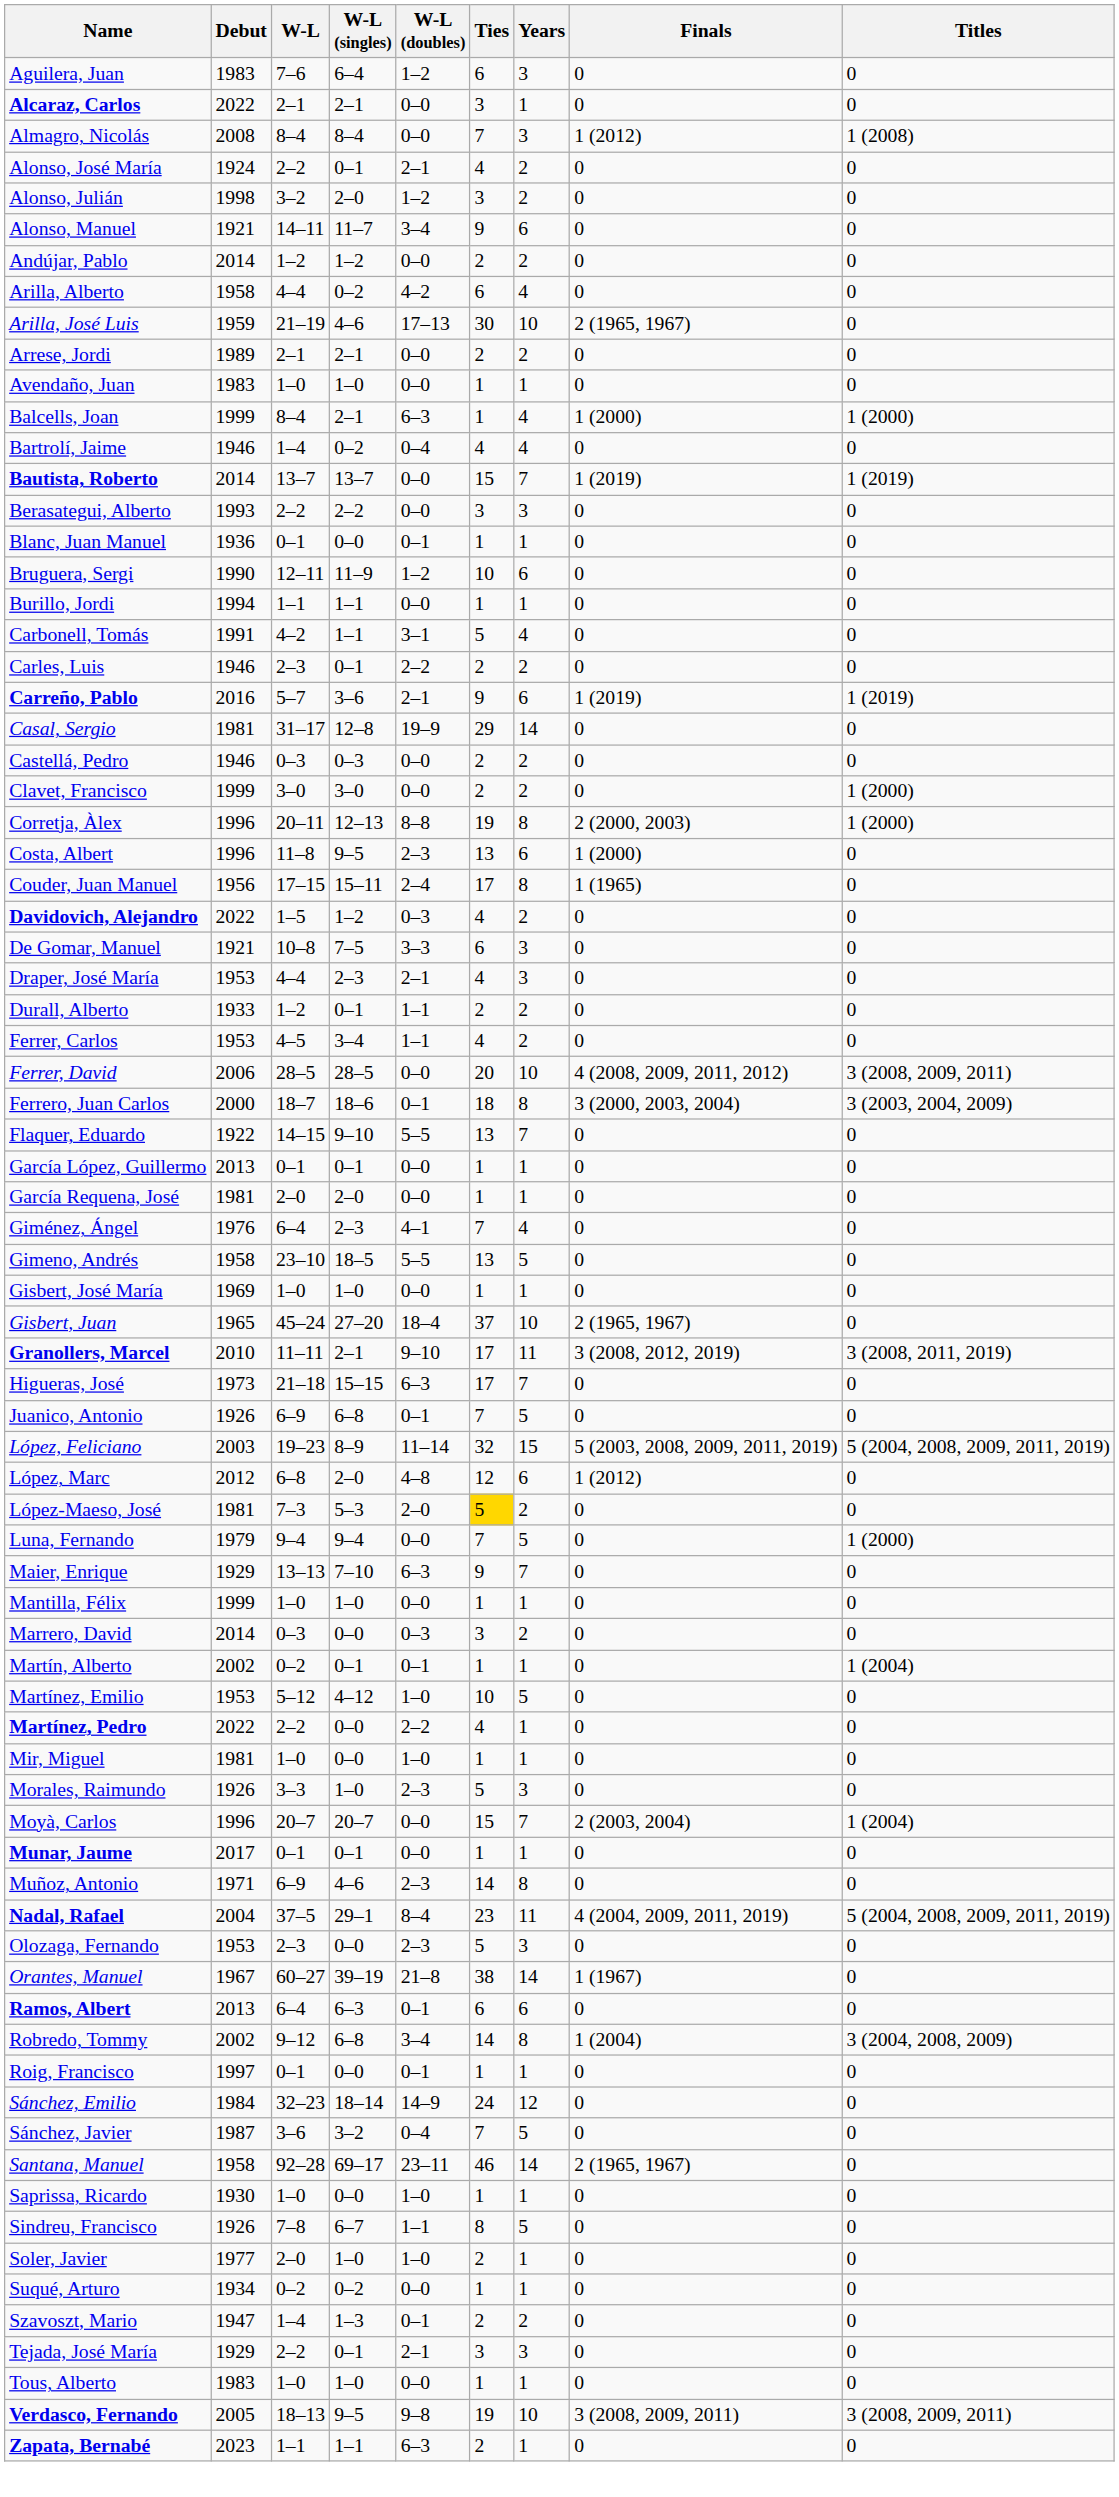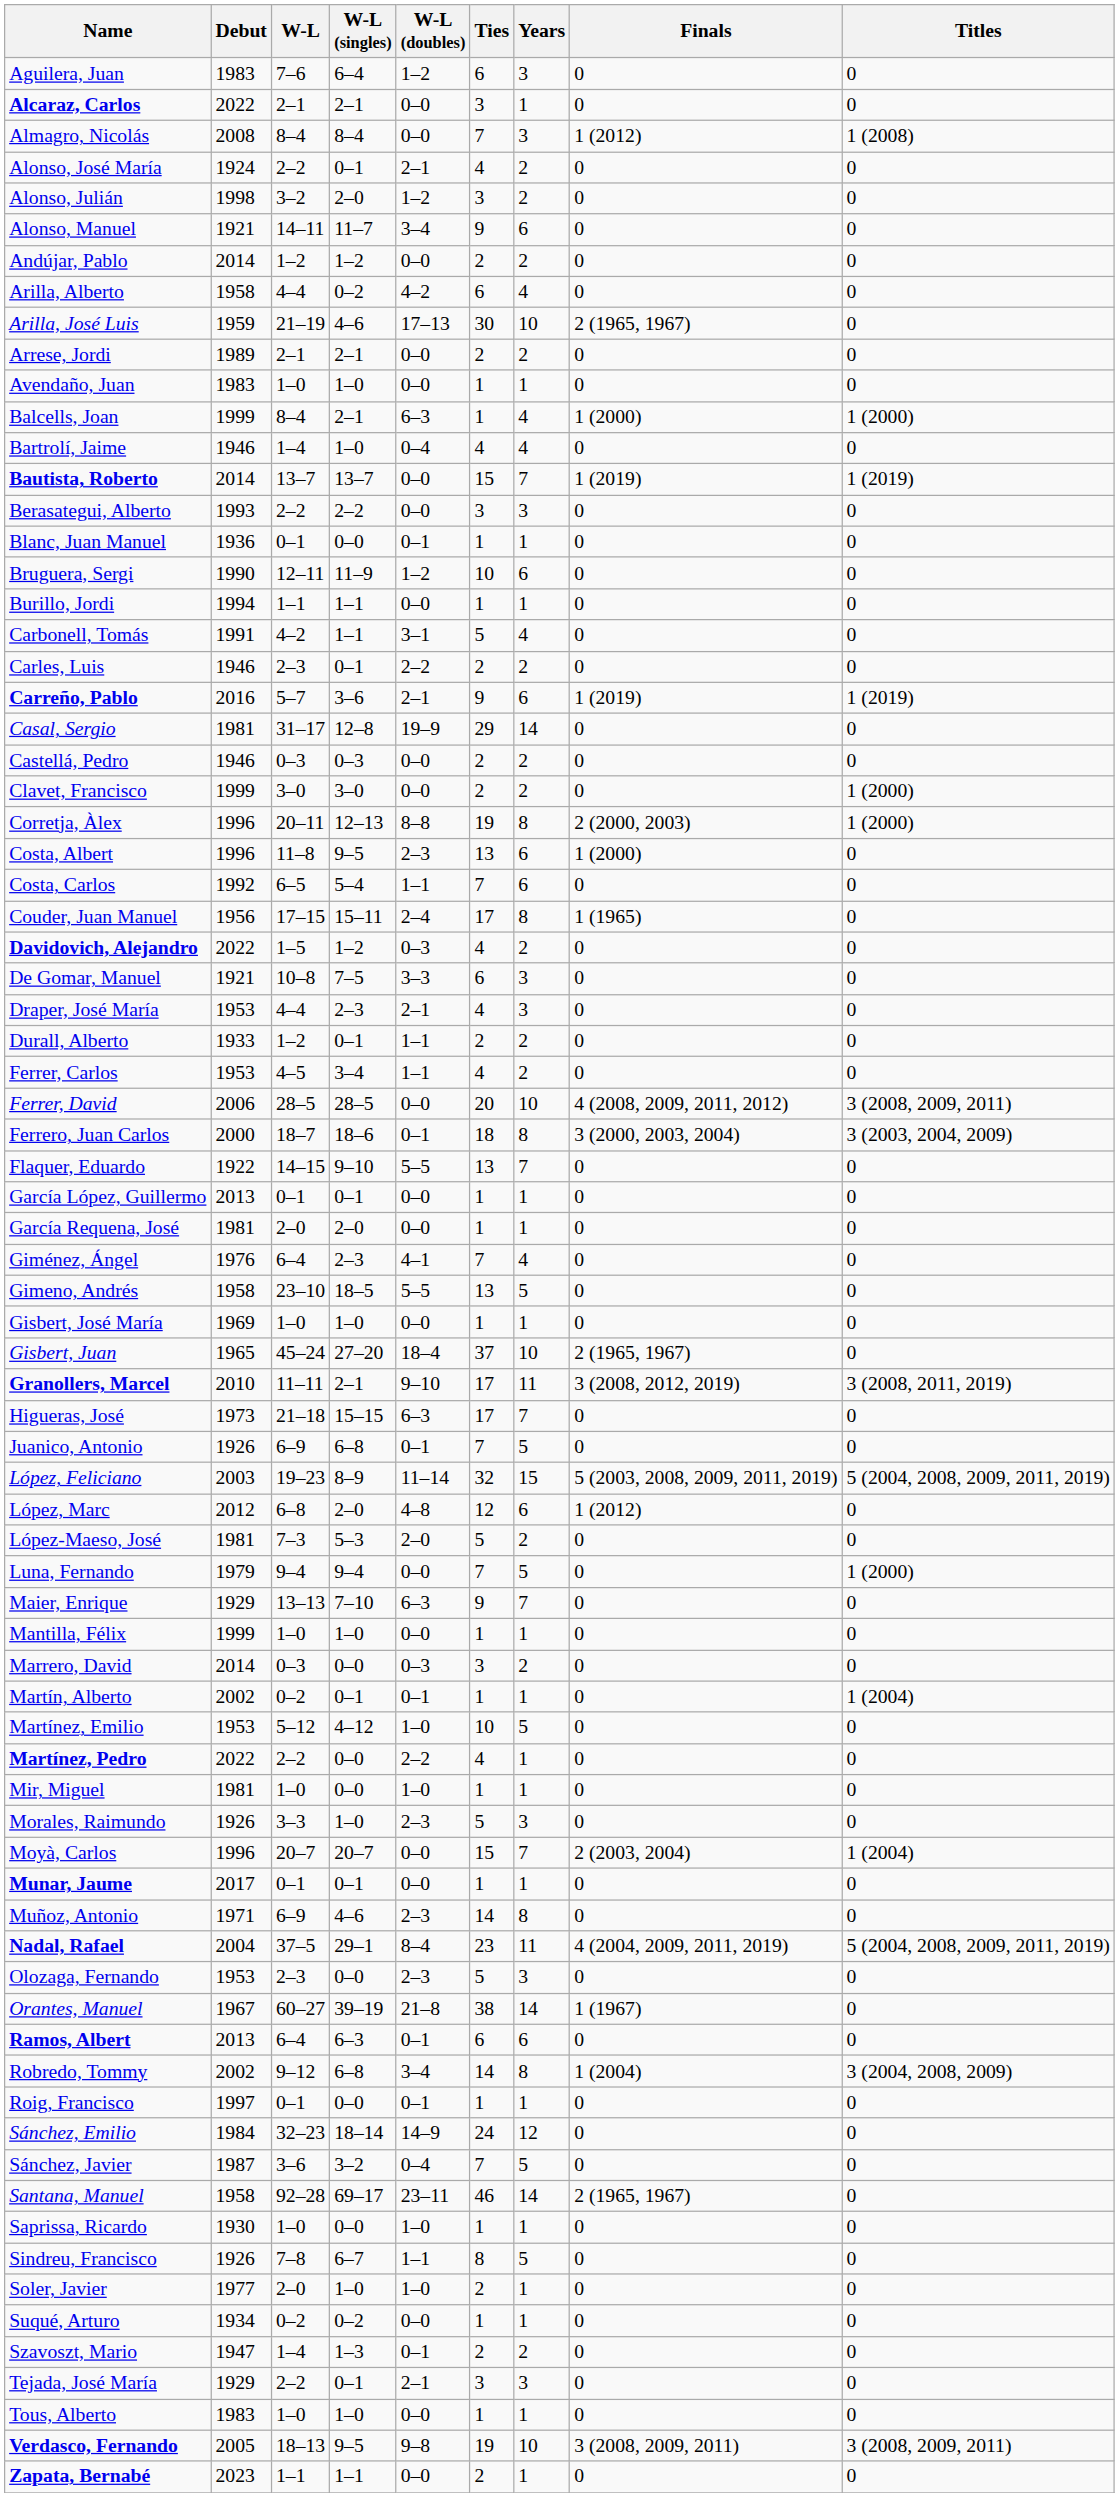(349, 447) 0–2 -> (349, 447) 1–0
+ row: (62, 884)
(479, 1509) gold background -> (479, 1540) no background
(415, 2445) 6–3 -> (415, 2476) 0–0
